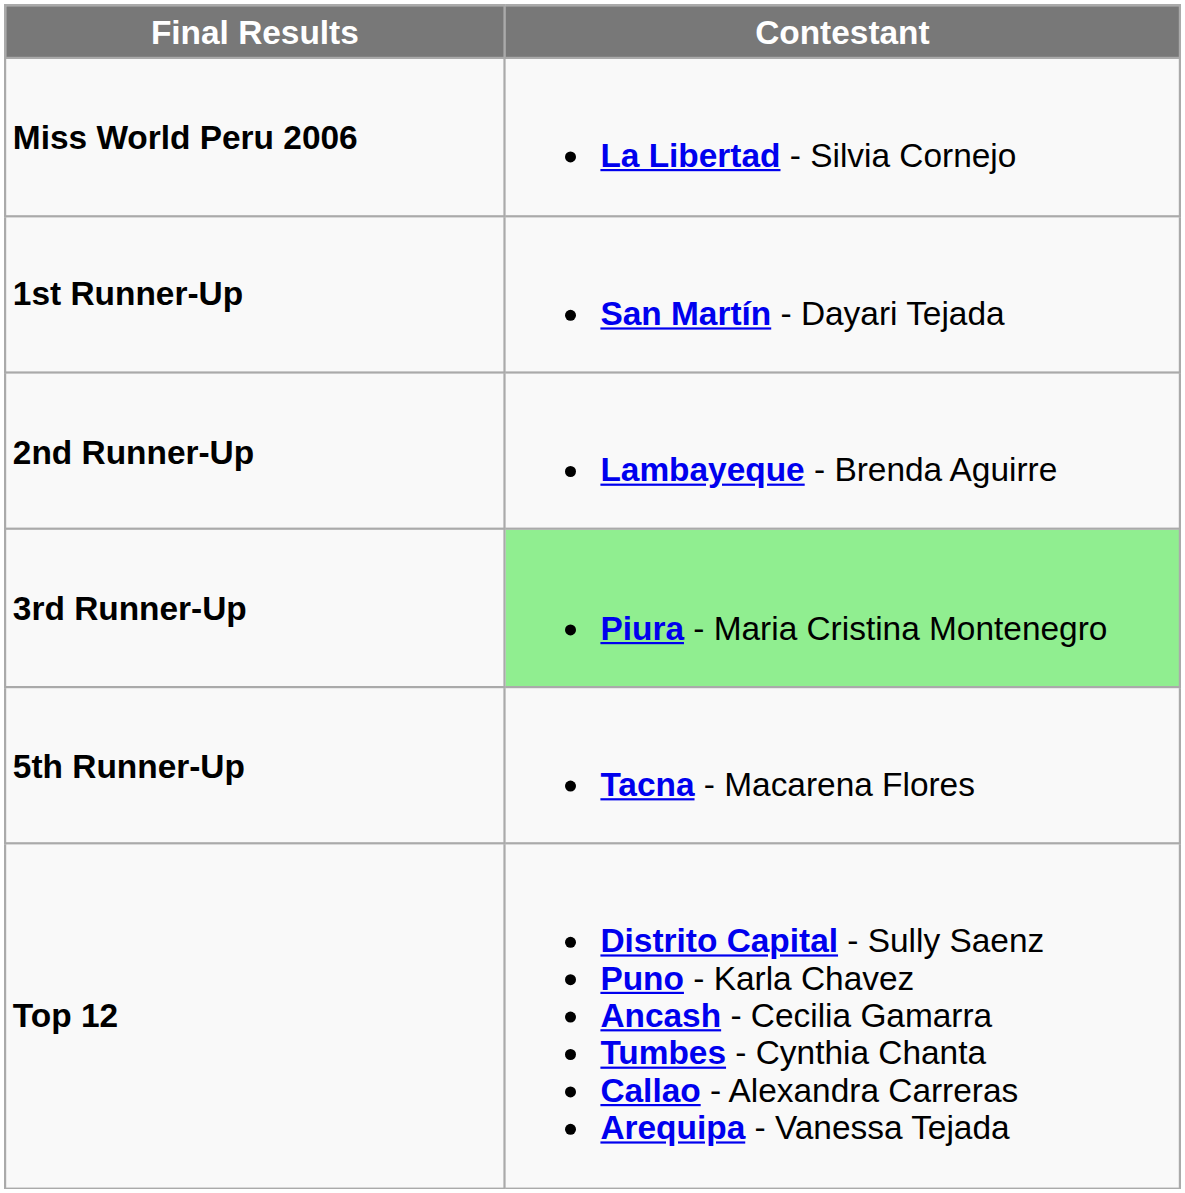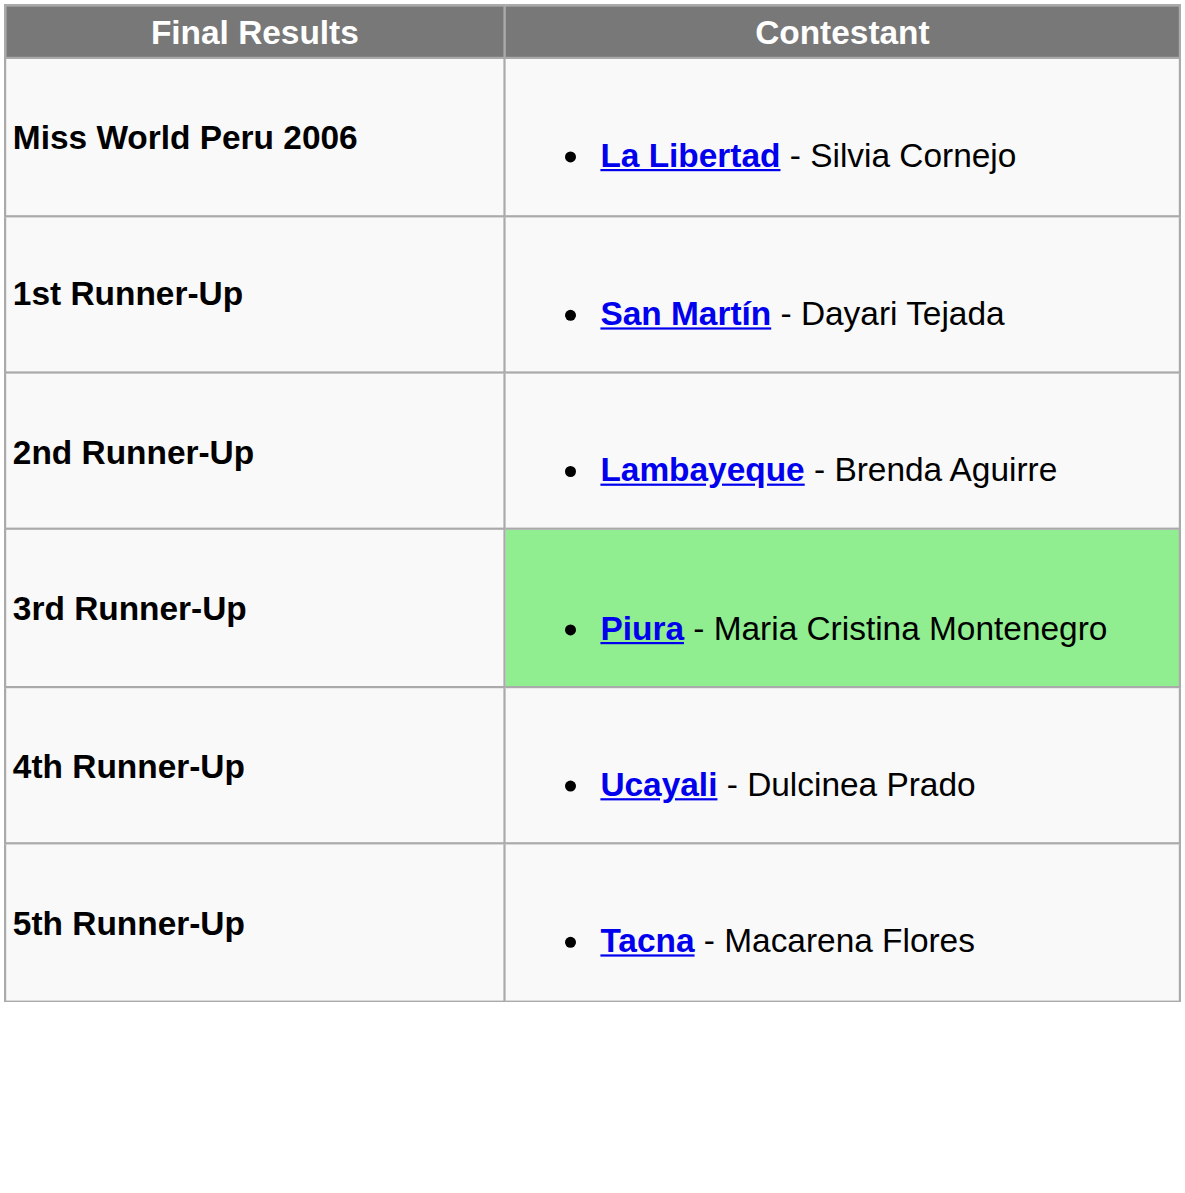+ row: (129, 765)
- row: (65, 1016)
